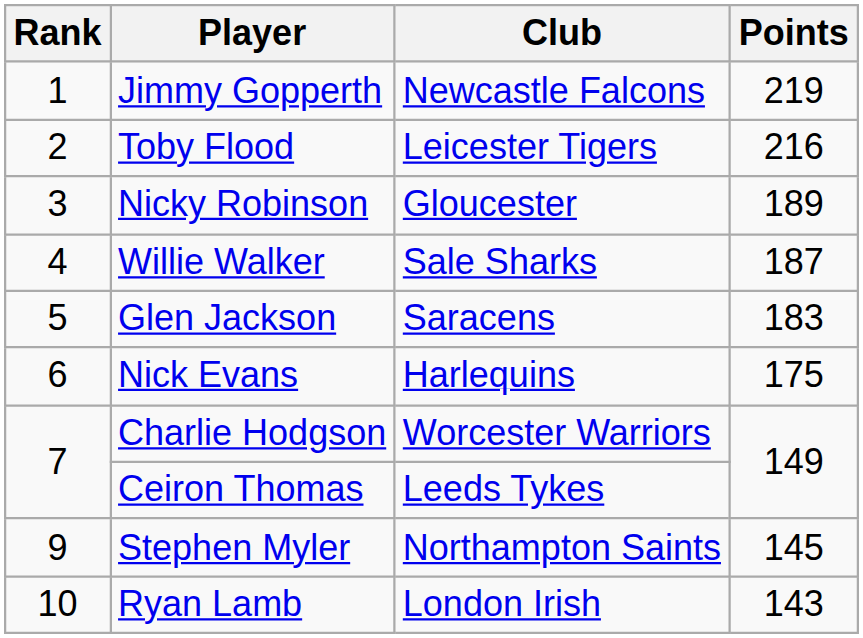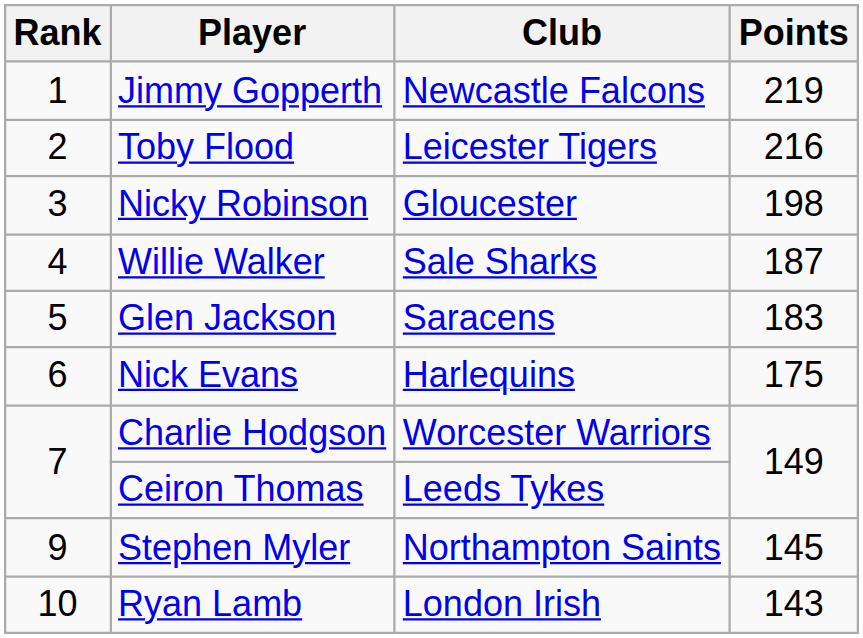(794, 204) 189 -> (794, 204) 198
